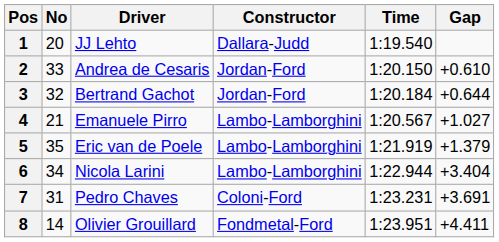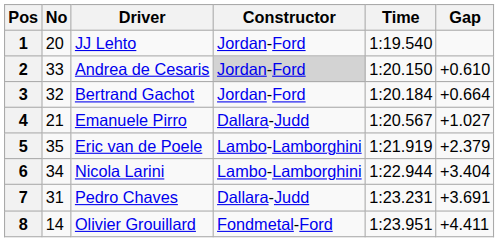(263, 43) Dallara-Judd -> (261, 43) Jordan-Ford
(261, 69) no background -> (261, 69) lightgrey background
(465, 95) +0.644 -> (465, 95) +0.664
(289, 121) Lambo-Lamborghini -> (263, 121) Dallara-Judd
(465, 146) +1.379 -> (465, 146) +2.379
(260, 198) Coloni-Ford -> (263, 198) Dallara-Judd
